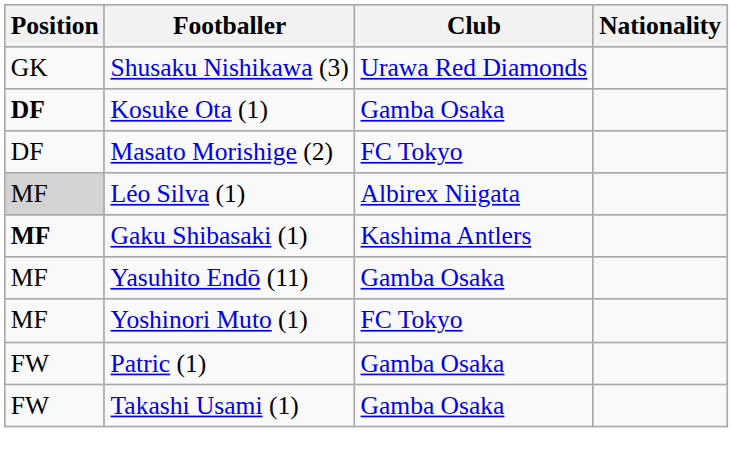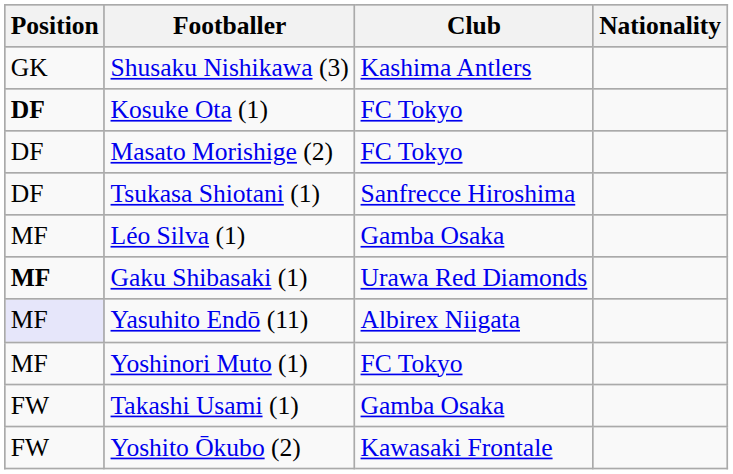(474, 67) Urawa Red Diamonds -> (446, 67) Kashima Antlers
(432, 109) Gamba Osaka -> (412, 109) FC Tokyo
+ row: (215, 194)
(29, 194) lightgrey background -> (29, 236) no background
(440, 194) Albirex Niigata -> (432, 236) Gamba Osaka
(446, 236) Kashima Antlers -> (474, 278) Urawa Red Diamonds
(29, 278) no background -> (29, 320) lavender background
(432, 278) Gamba Osaka -> (440, 320) Albirex Niigata
- row: (158, 362)
+ row: (206, 446)
